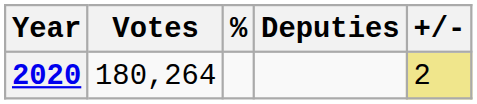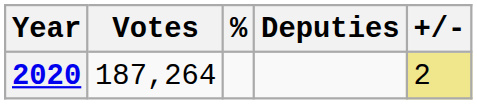(156, 76) 180,264 -> (156, 76) 187,264
